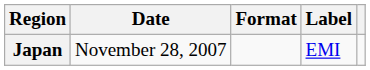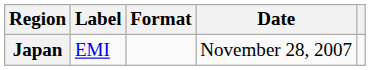columns swapped: (151, 19) <-> (329, 19)
